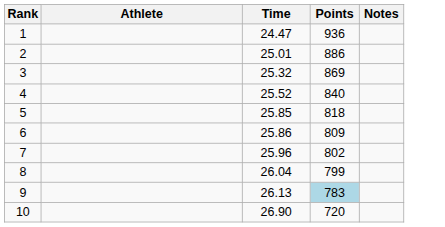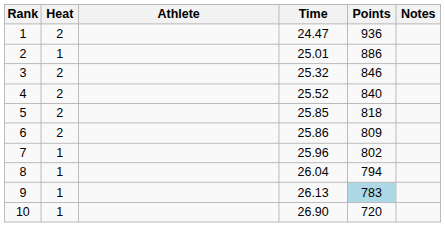+ column: (60, 14)
(335, 73) 869 -> (372, 73) 846
(335, 172) 799 -> (372, 172) 794
